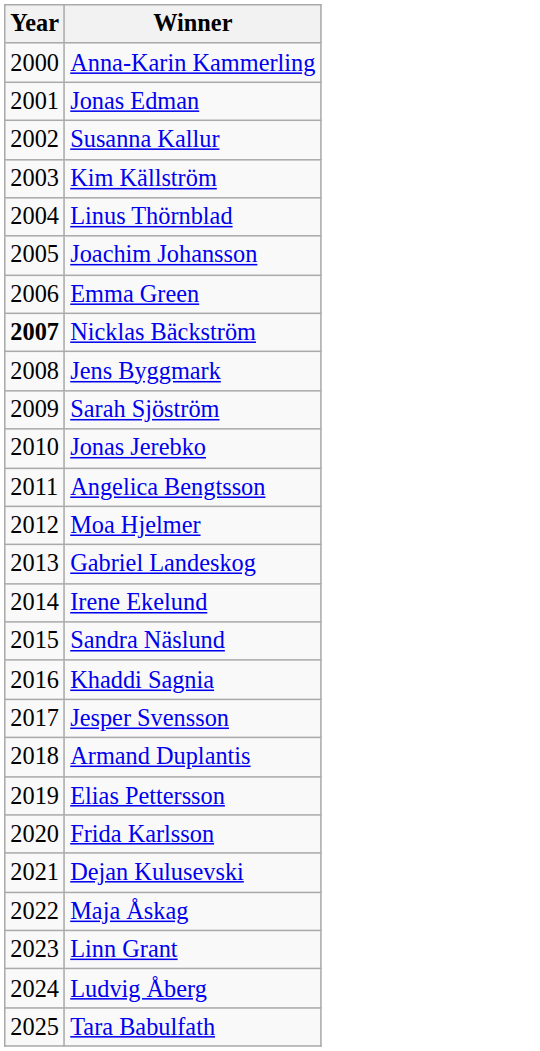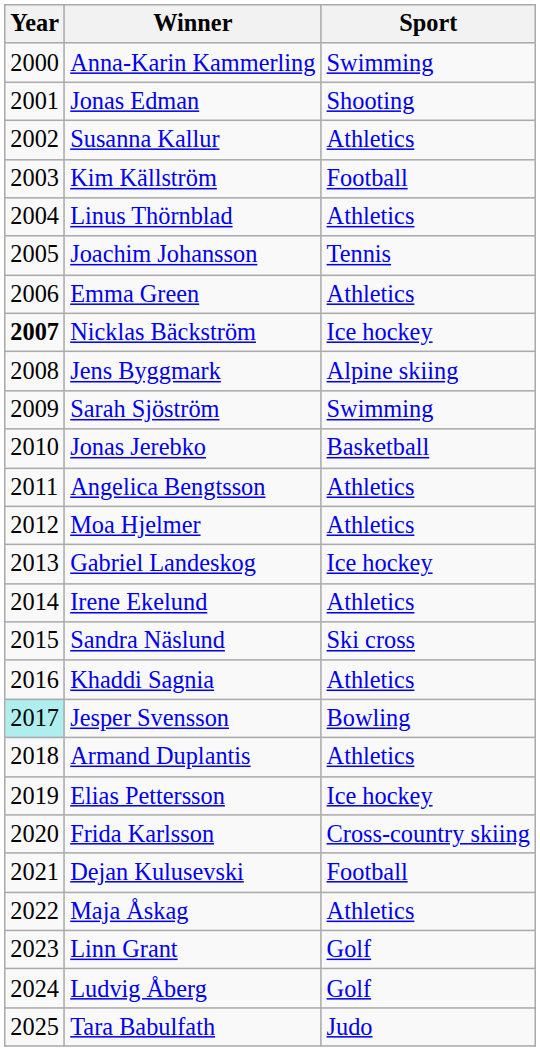+ column: (428, 23)
(35, 718) no background -> (35, 718) paleturquoise background
